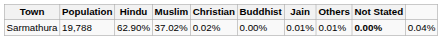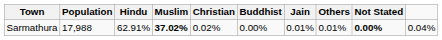(77, 27) 19,788 -> (77, 27) 17,988
(134, 27) 62.90% -> (134, 27) 62.91%
(171, 27) normal -> (171, 27) bold
